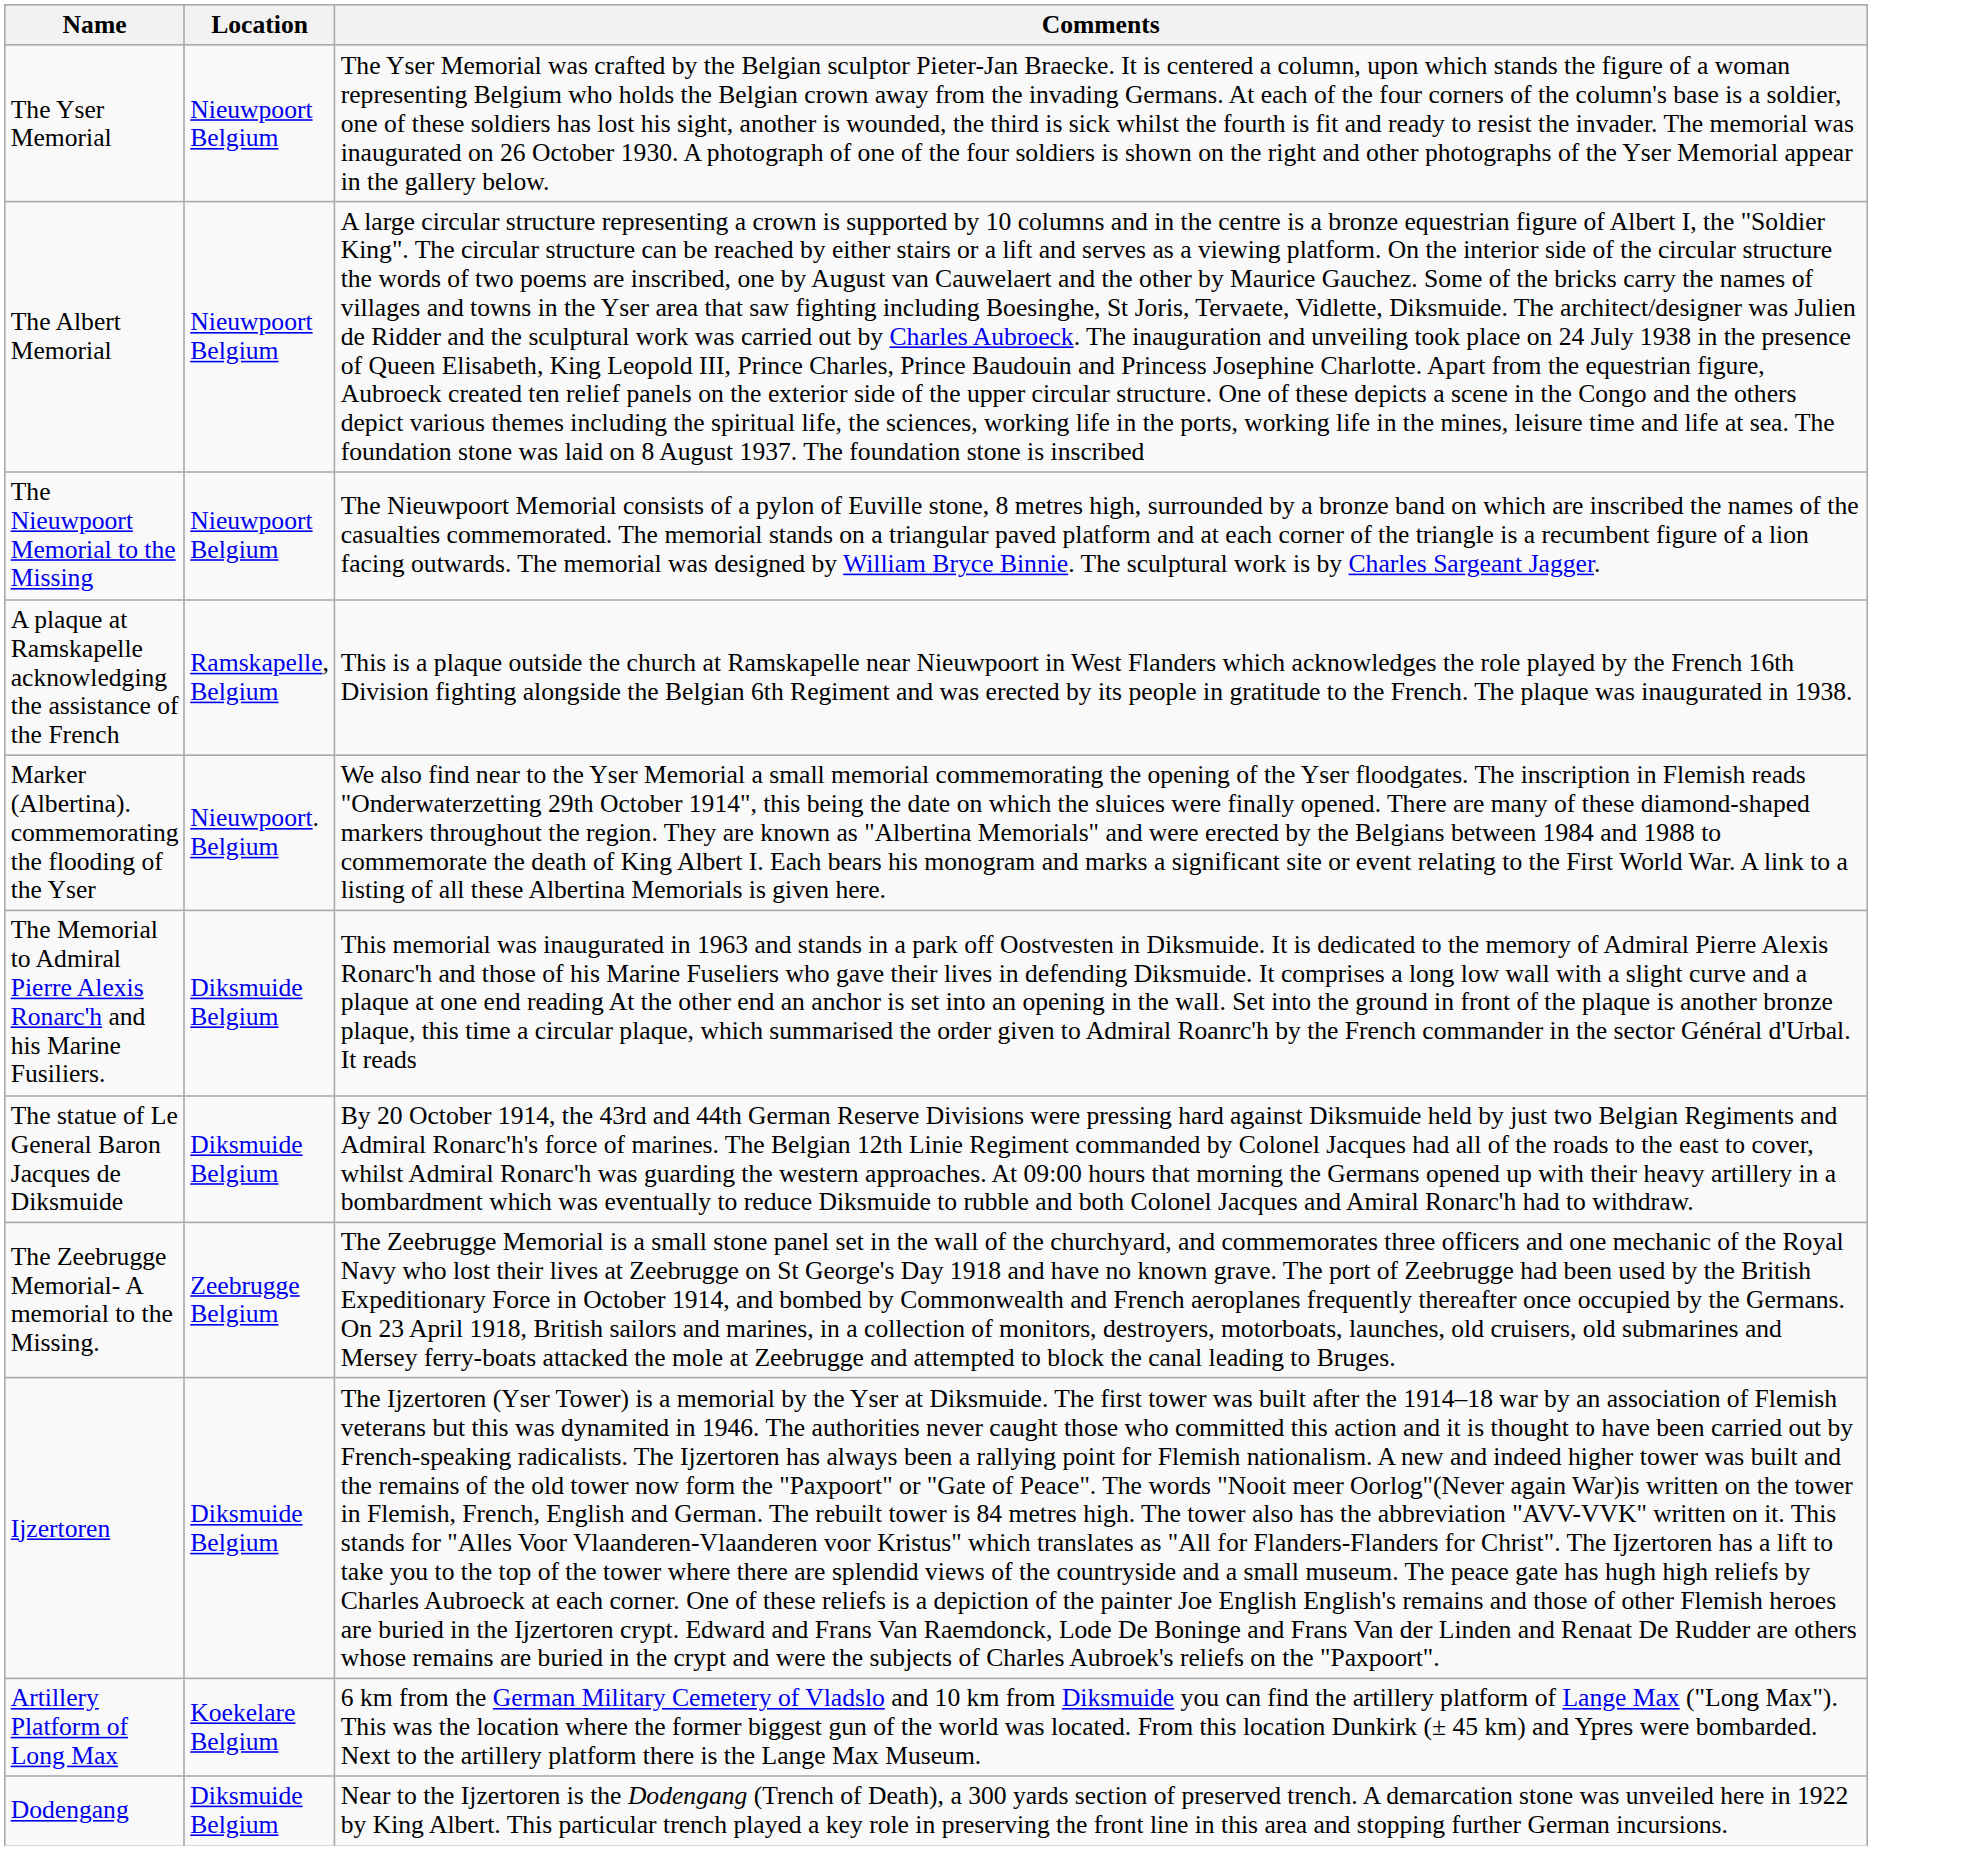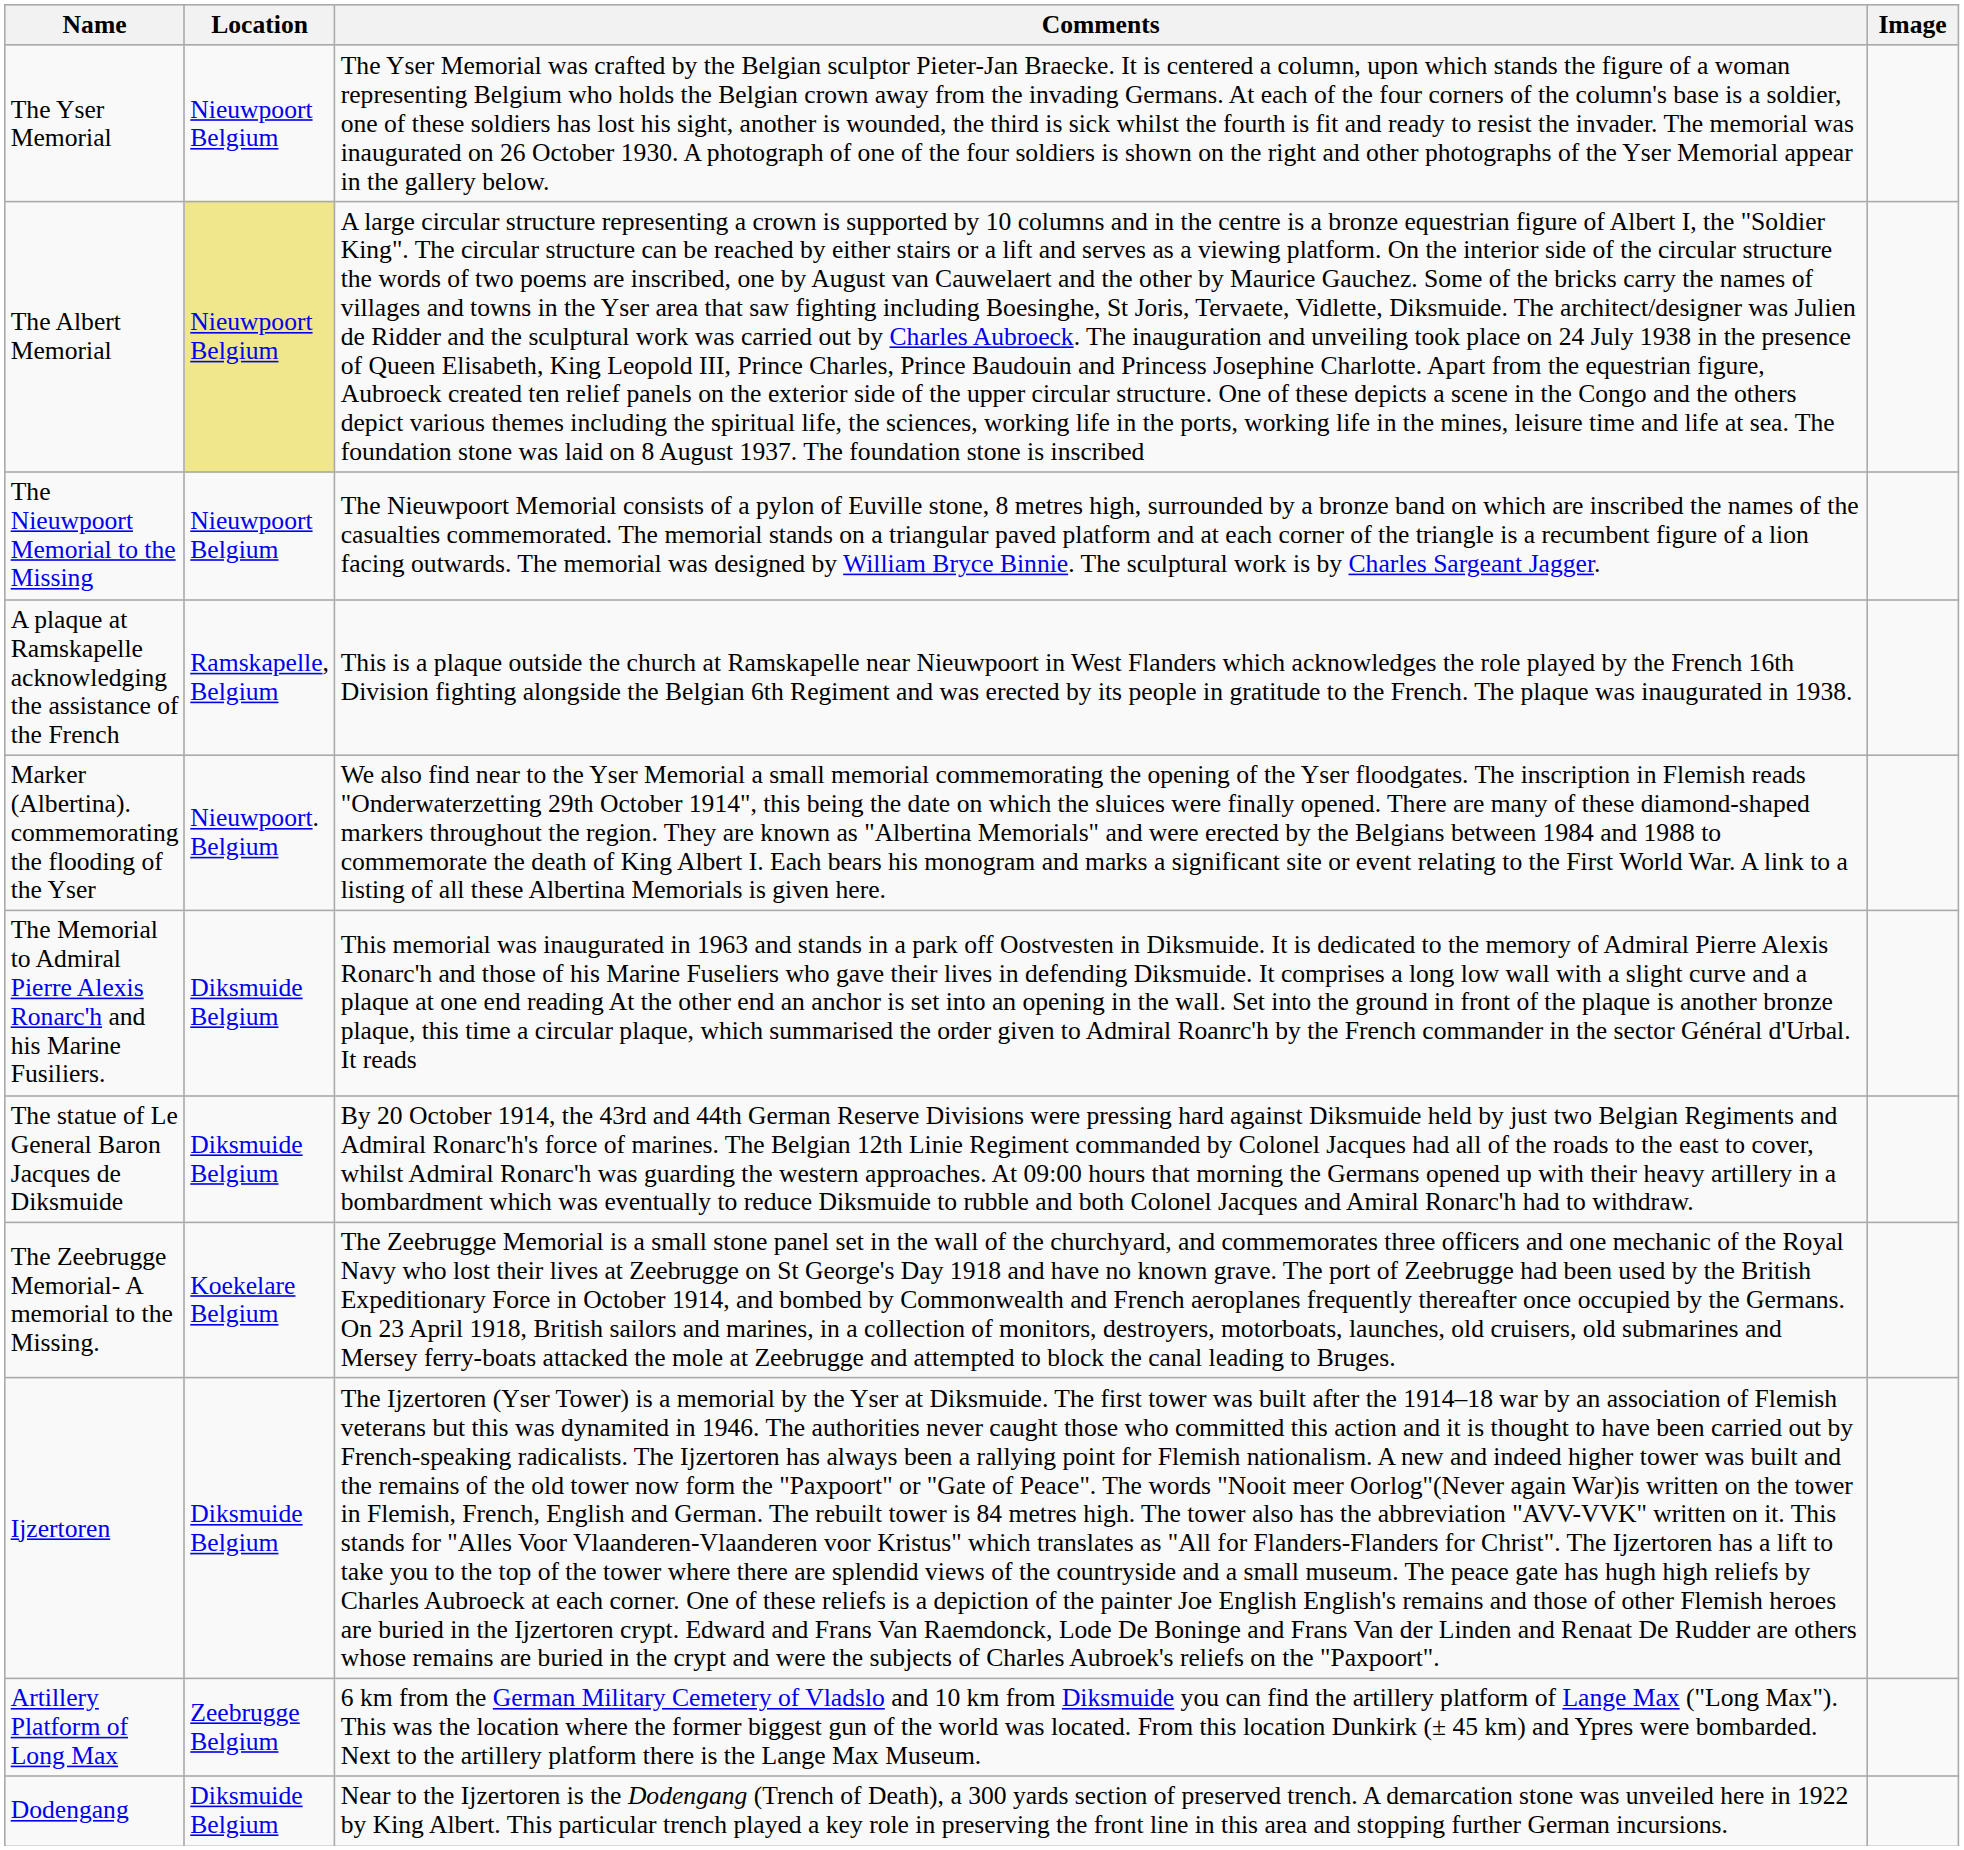+ column: (1912, 24)
(251, 336) no background -> (251, 336) khaki background
(245, 1300) Zeebrugge Belgium -> (243, 1300) Koekelare Belgium
(243, 1726) Koekelare Belgium -> (245, 1726) Zeebrugge Belgium
